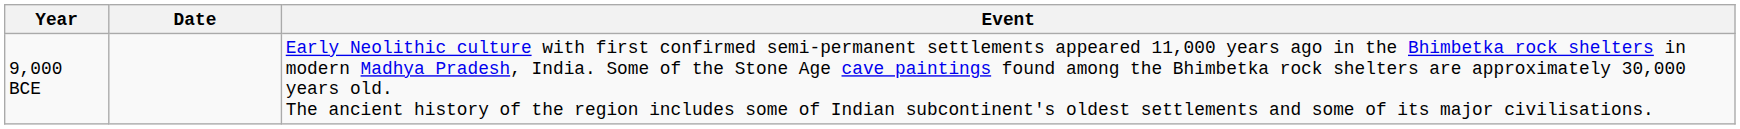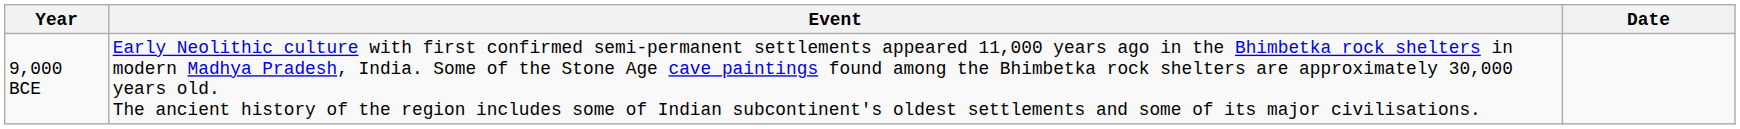columns swapped: (195, 19) <-> (1008, 19)
